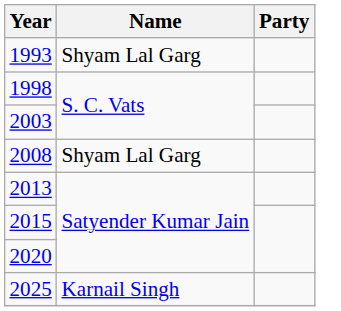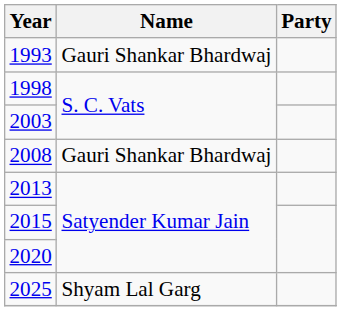(131, 54) Shyam Lal Garg -> (166, 54) Gauri Shankar Bhardwaj
(131, 155) Shyam Lal Garg -> (166, 155) Gauri Shankar Bhardwaj
(120, 289) Karnail Singh -> (131, 289) Shyam Lal Garg
